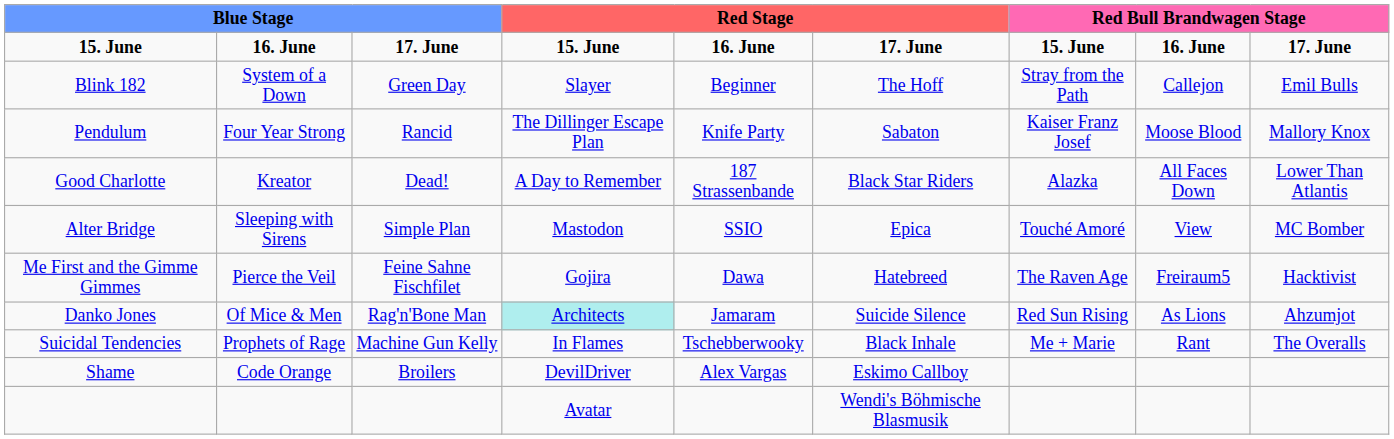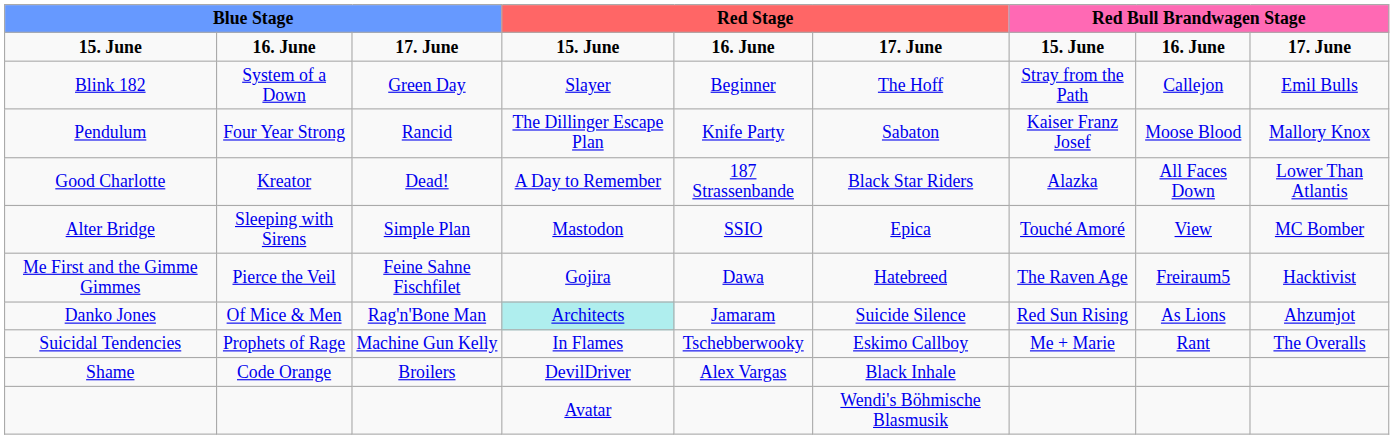(911, 343) Black Inhale -> (911, 343) Eskimo Callboy
(911, 371) Eskimo Callboy -> (911, 371) Black Inhale
